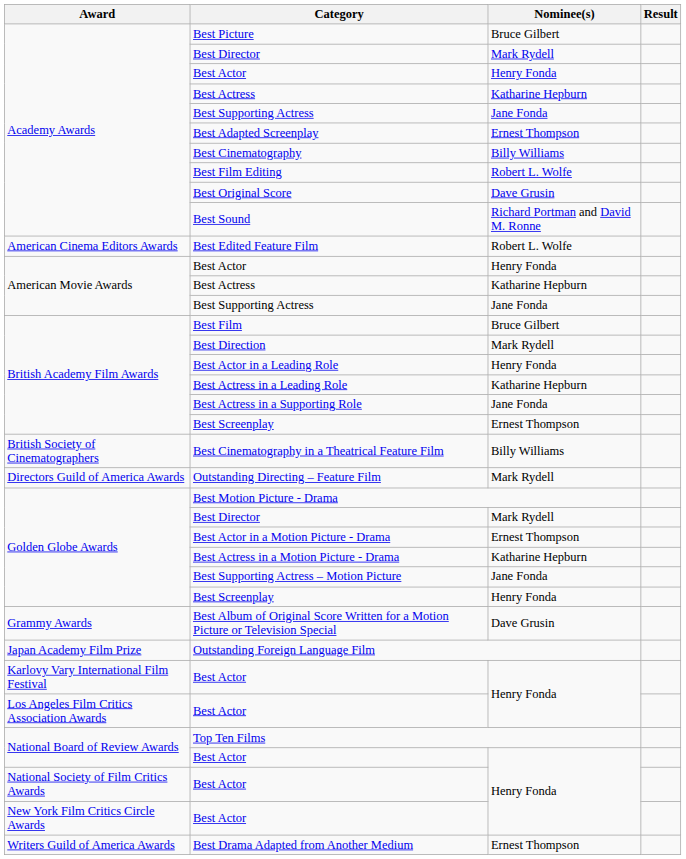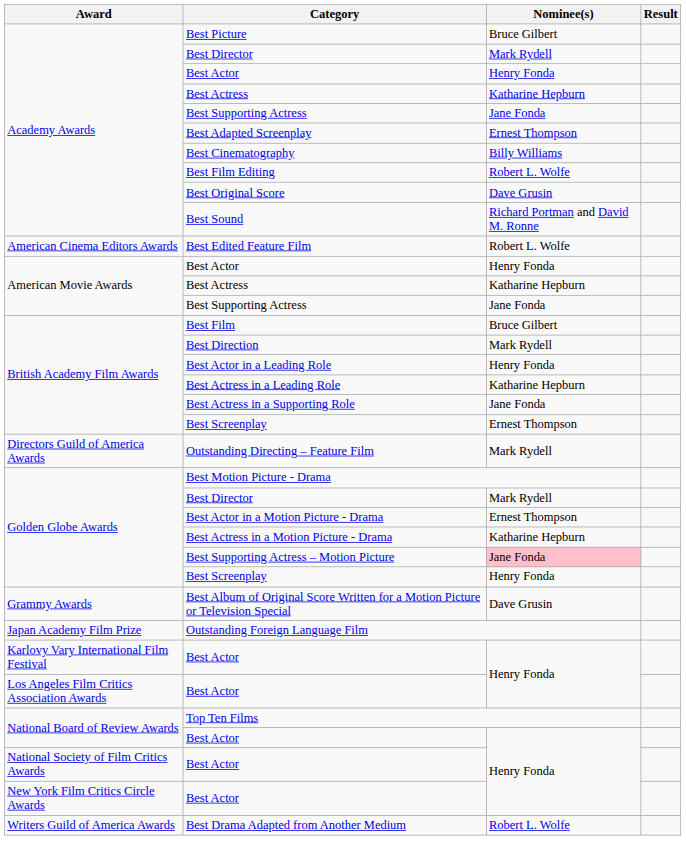- row: (53, 451)
(519, 576) no background -> (517, 557) pink background
(535, 844) Ernest Thompson -> (529, 825) Robert L. Wolfe
